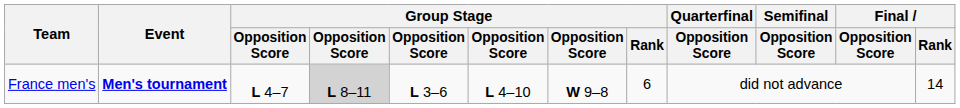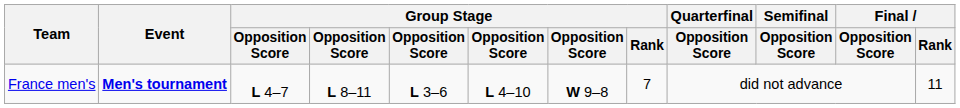(349, 92) lightgrey background -> (349, 92) no background
(647, 84) 6 -> (647, 84) 7
(935, 84) 14 -> (935, 84) 11
